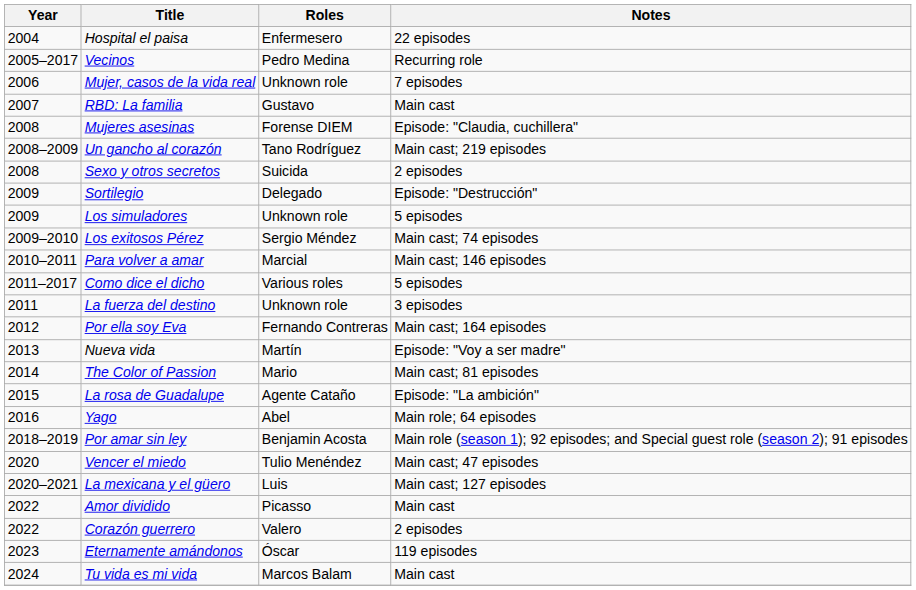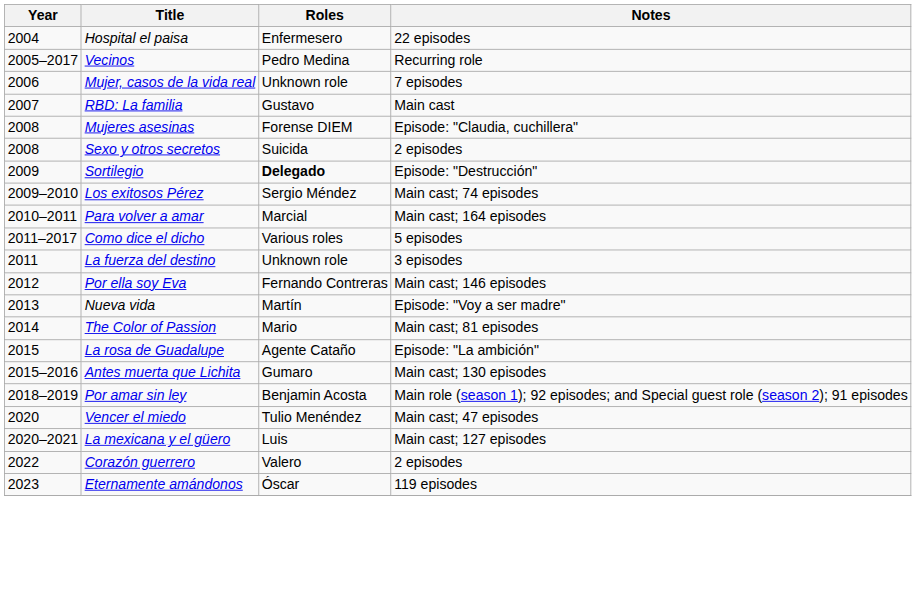- row: (153, 149)
(292, 194) normal -> (293, 171) bold
- row: (136, 216)
(470, 261) Main cast; 146 episodes -> (470, 216) Main cast; 164 episodes
(470, 328) Main cast; 164 episodes -> (470, 283) Main cast; 146 episodes
+ row: (163, 372)
- row: (101, 417)
- row: (127, 506)
- row: (141, 573)
